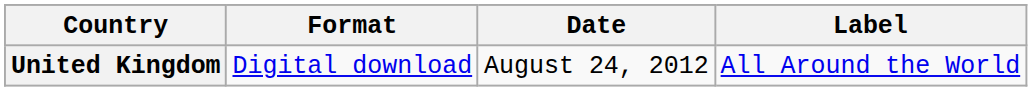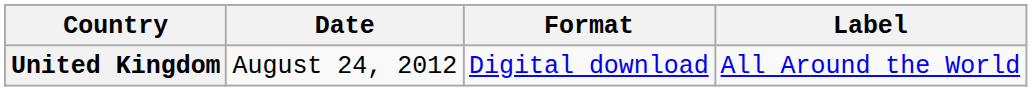columns swapped: (596, 25) <-> (352, 25)
